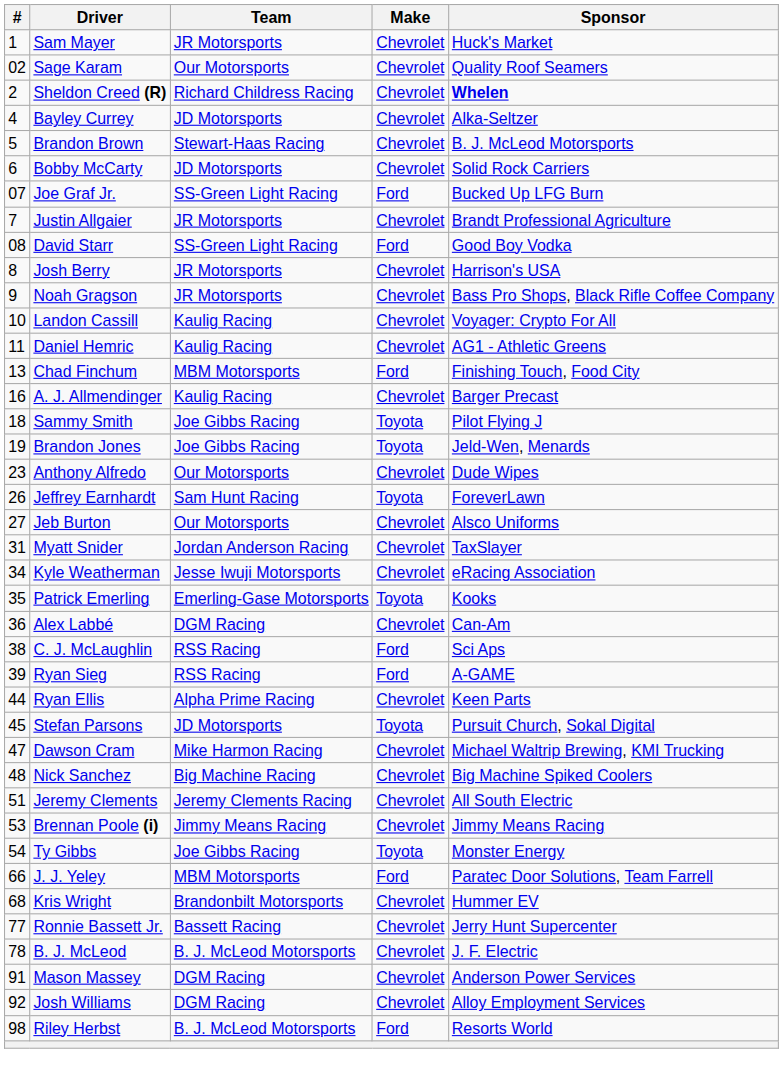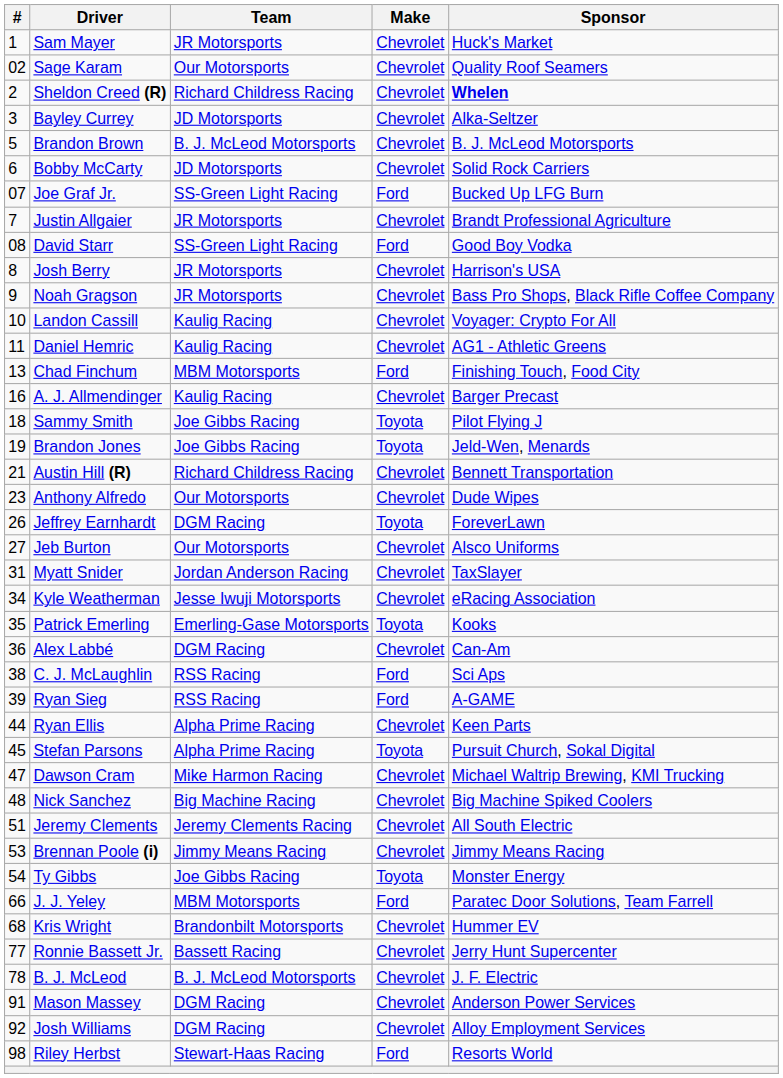(13, 118) 4 -> (13, 118) 3
(249, 144) Stewart-Haas Racing -> (265, 144) B. J. McLeod Motorsports
+ row: (82, 472)
(236, 497) Sam Hunt Racing -> (219, 523) DGM Racing
(228, 725) JD Motorsports -> (244, 750) Alpha Prime Racing
(265, 1028) B. J. McLeod Motorsports -> (249, 1053) Stewart-Haas Racing
